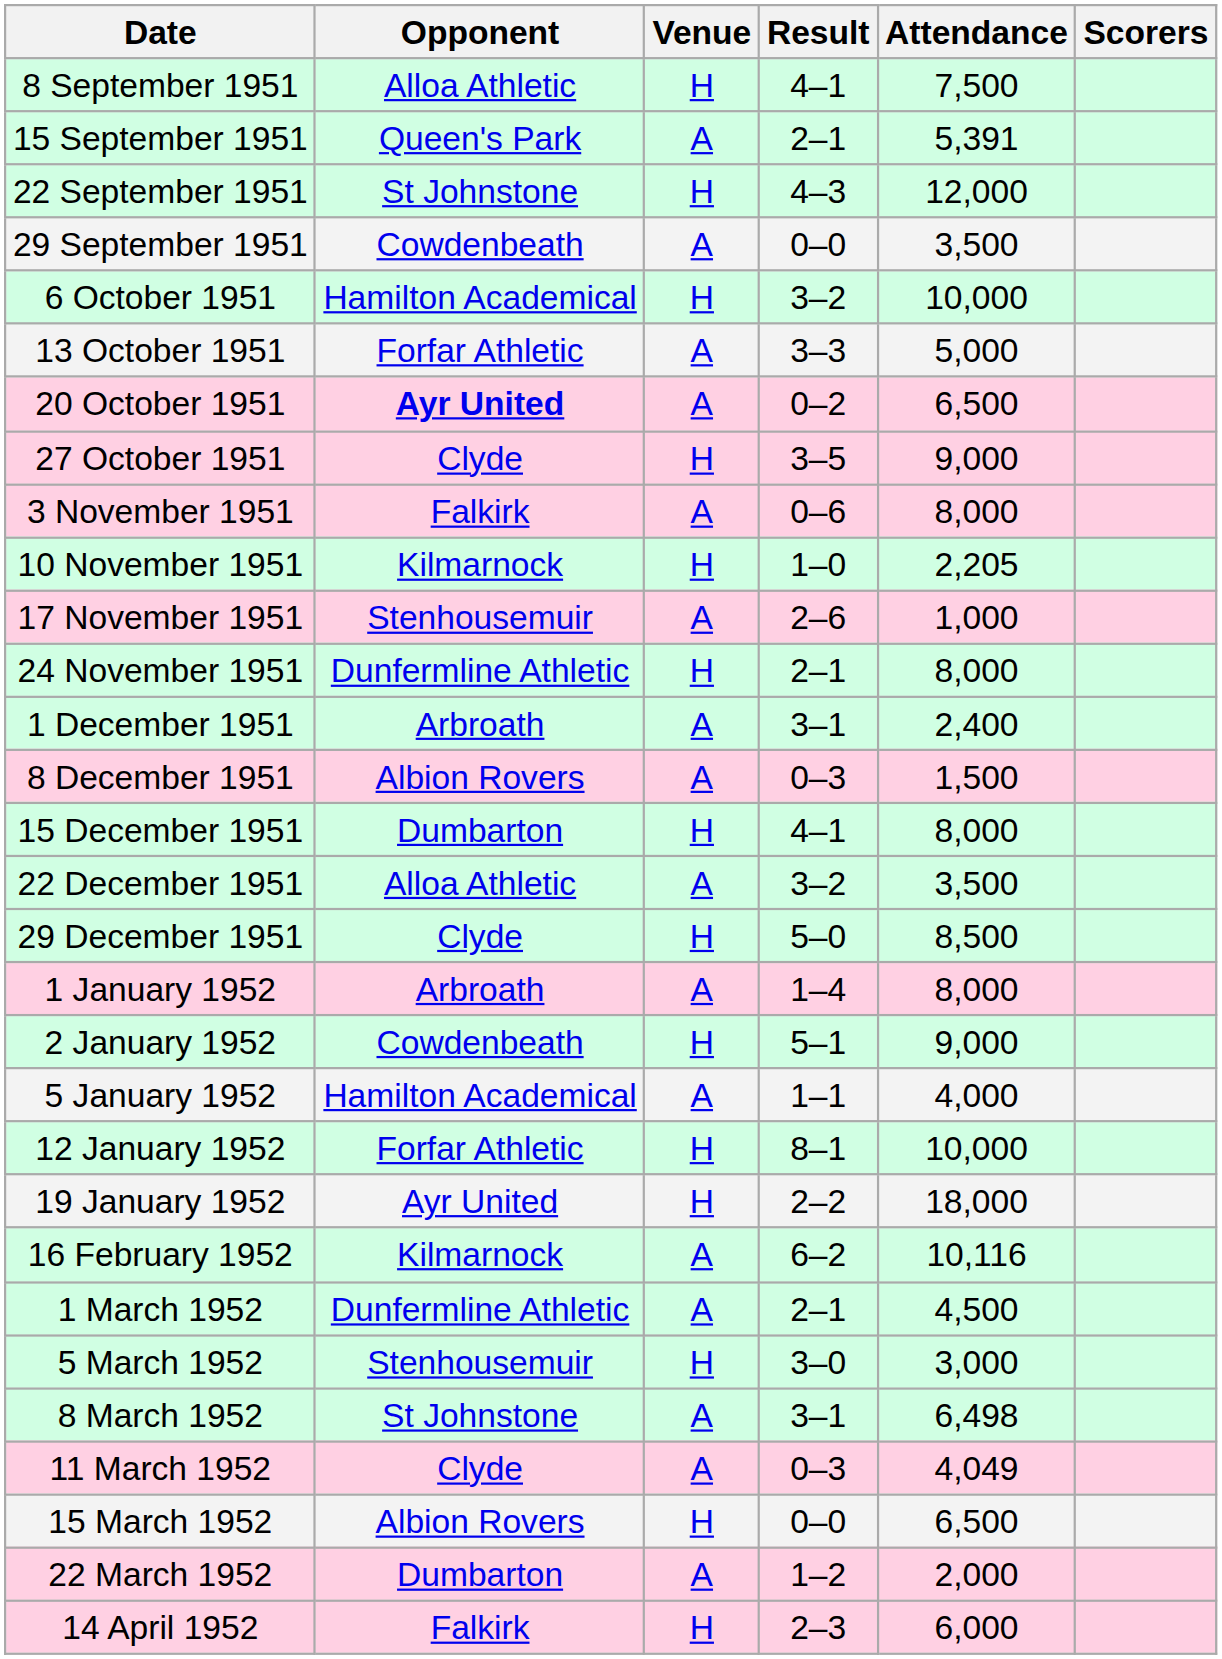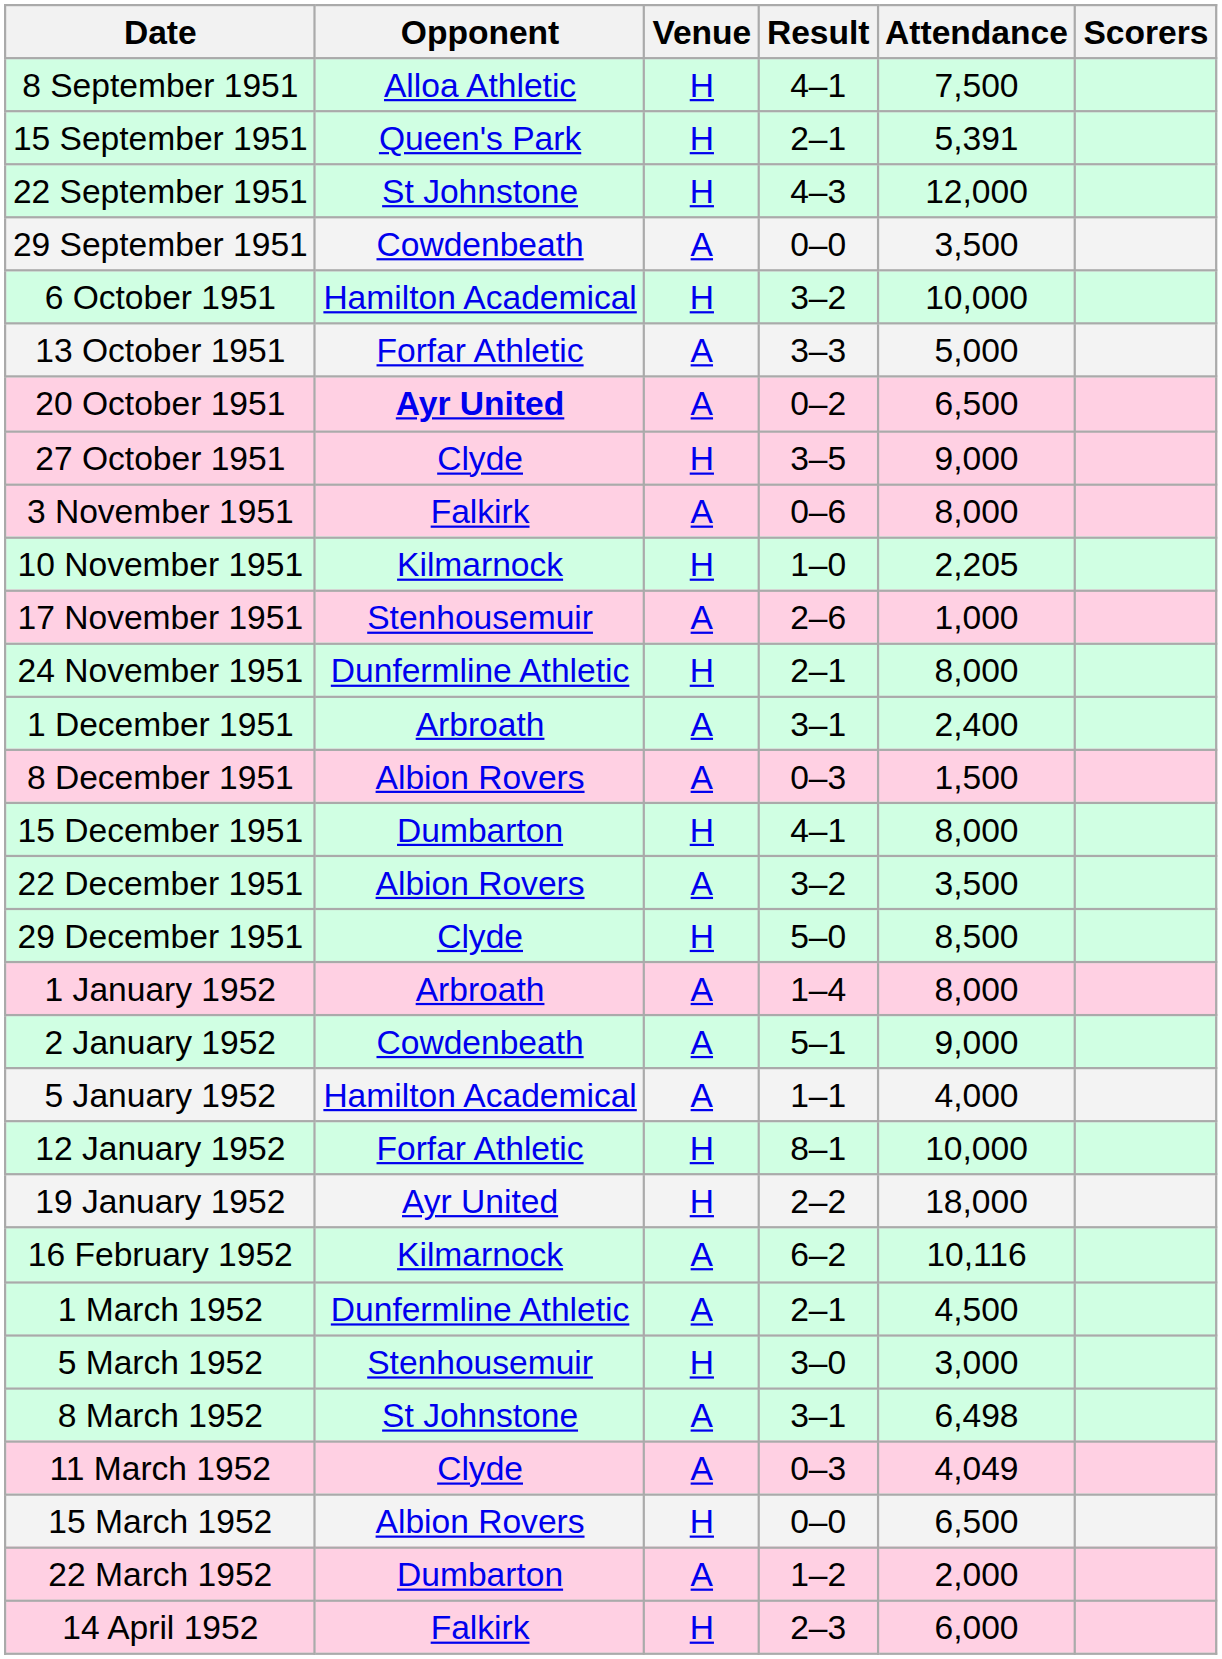(702, 138) A -> (702, 138) H
(480, 883) Alloa Athletic -> (480, 883) Albion Rovers
(702, 1042) H -> (702, 1042) A
